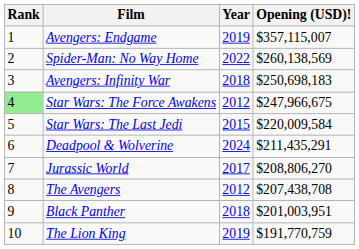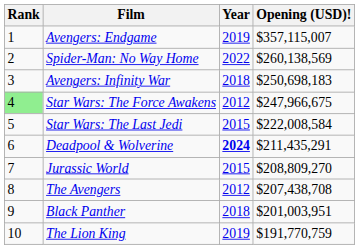(294, 124) $220,009,584 -> (294, 124) $222,008,584
(236, 146) normal -> (236, 146) bold
(236, 168) 2017 -> (236, 168) 2015
(294, 168) $208,806,270 -> (294, 168) $208,809,270
